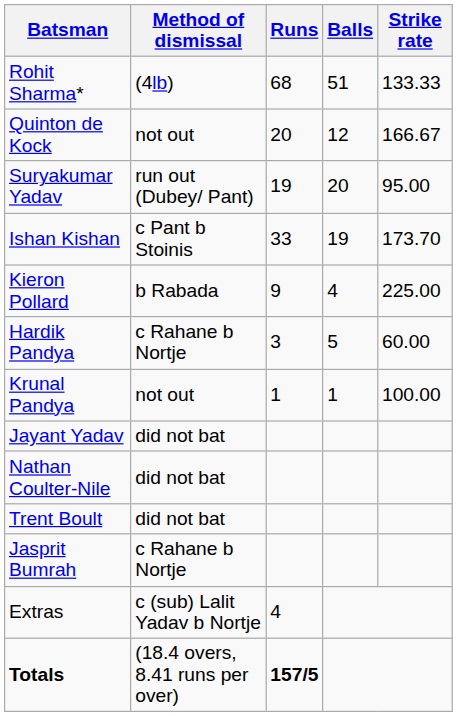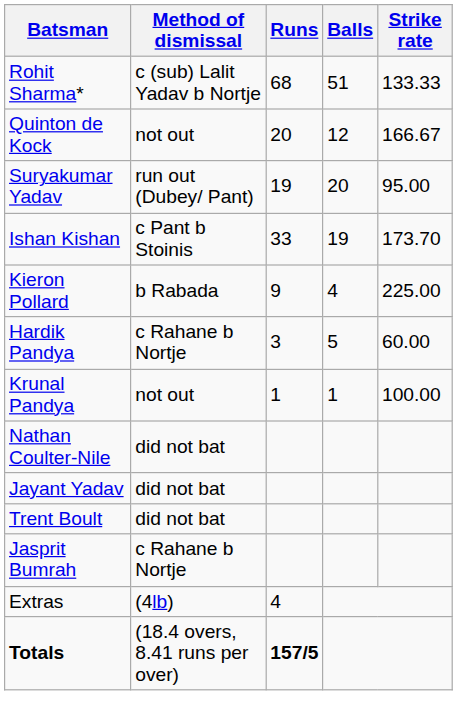(154, 82) (4lb) -> (198, 82) c (sub) Lalit Yadav b Nortje
rows swapped: (60, 477) <-> (66, 436)
(198, 611) c (sub) Lalit Yadav b Nortje -> (154, 601) (4lb)
